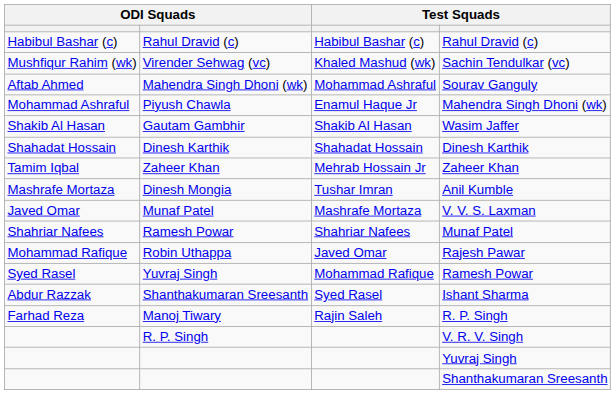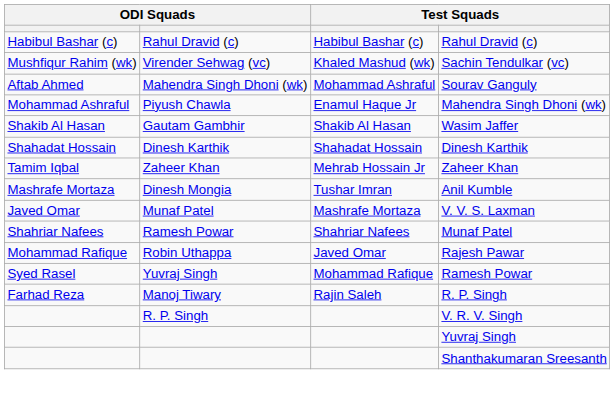- row: (485, 294)
